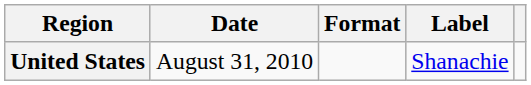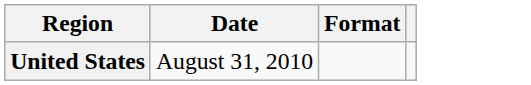- column: (460, 23)
